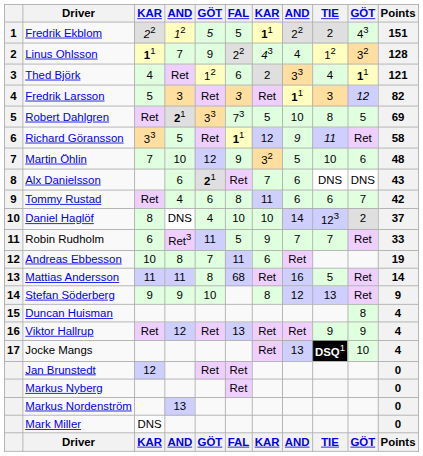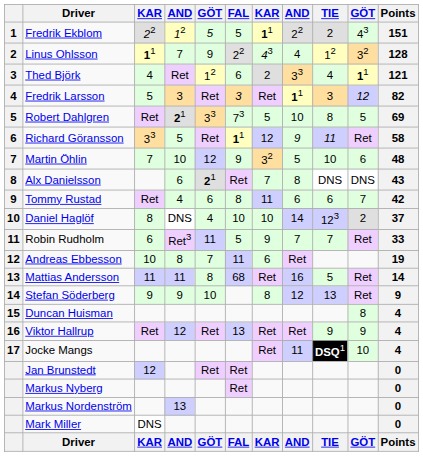(297, 179) 6 -> (297, 179) 8
(297, 350) 13 -> (297, 350) 11
